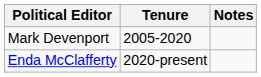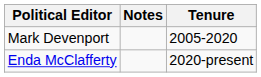columns swapped: (165, 15) <-> (234, 15)
